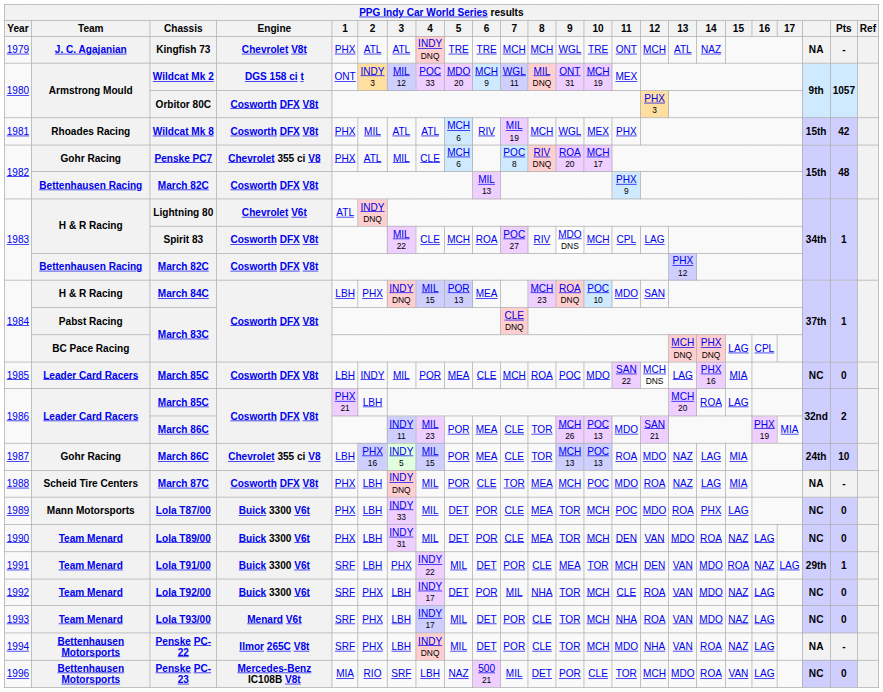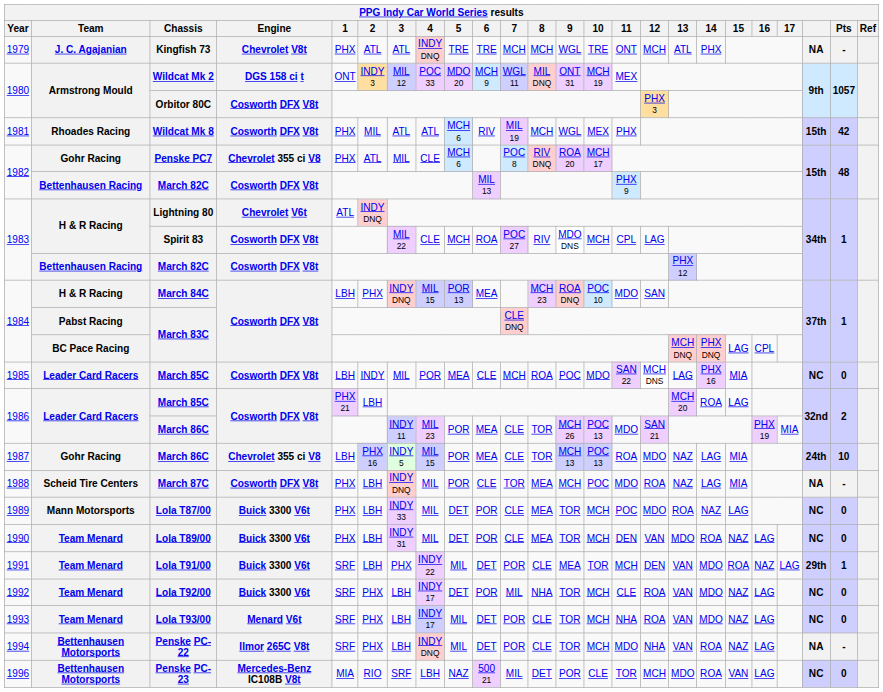(711, 50) NAZ -> (711, 50) PHX
(711, 511) PHX -> (711, 511) NAZ
